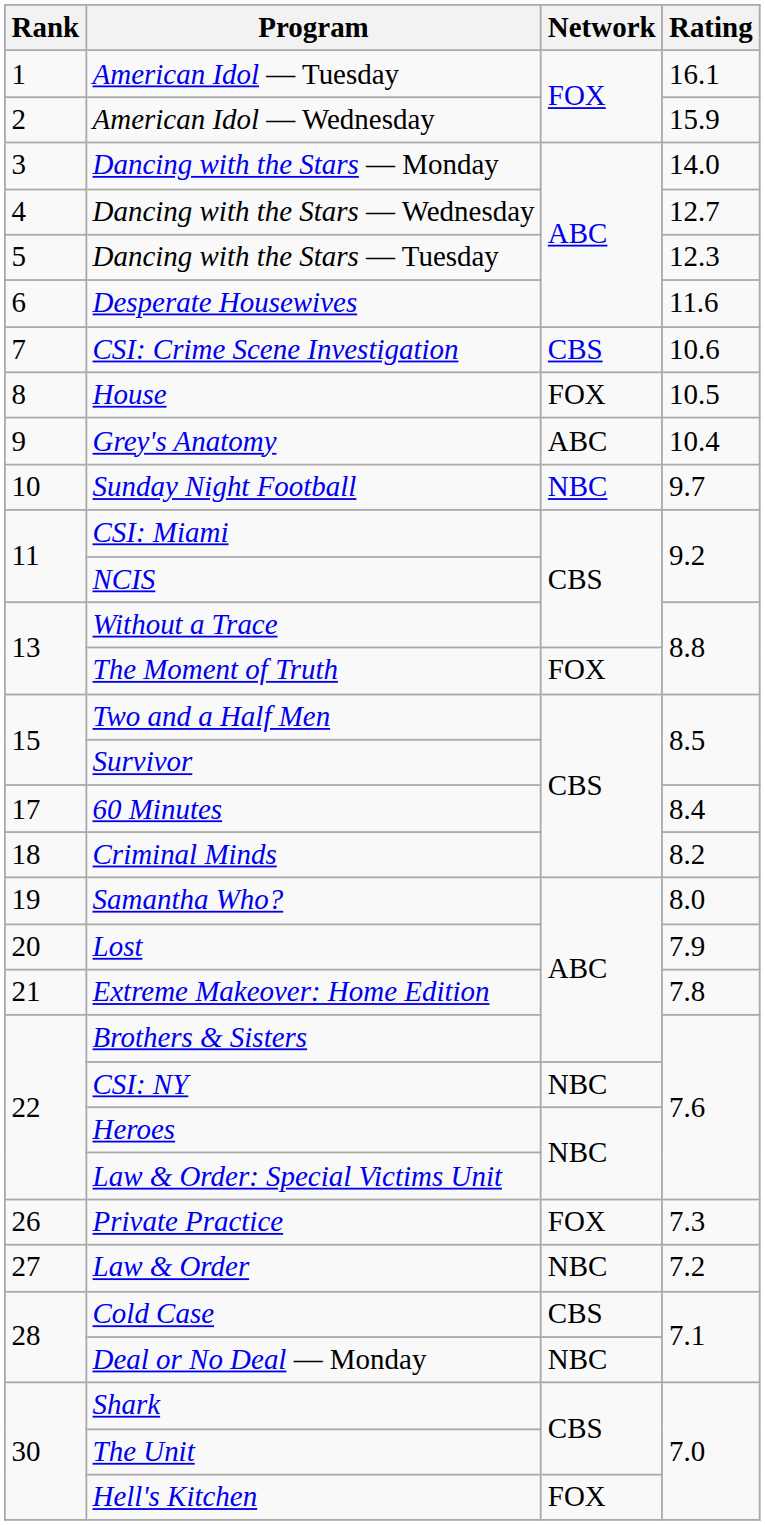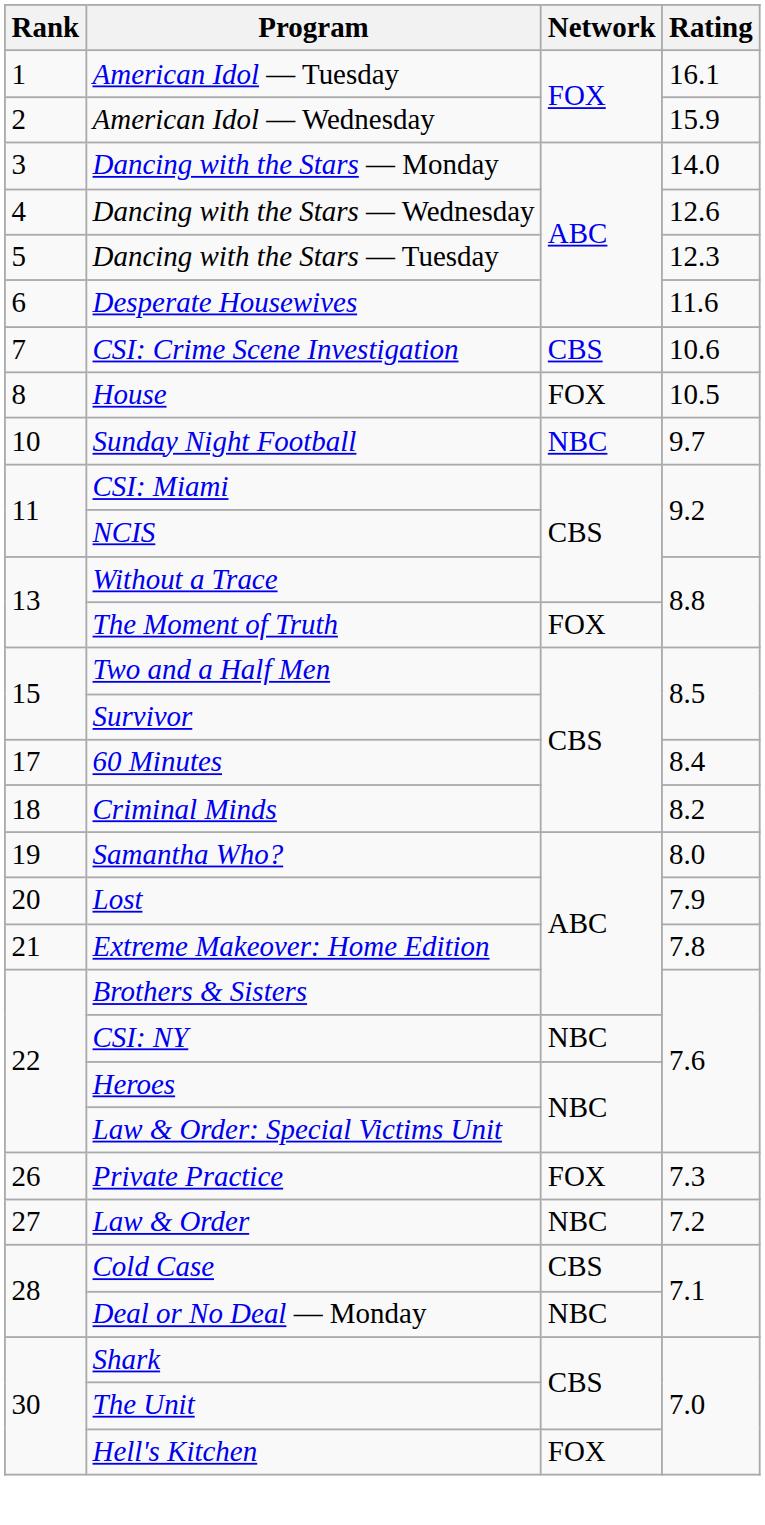(694, 211) 12.7 -> (694, 211) 12.6
- row: (185, 440)
